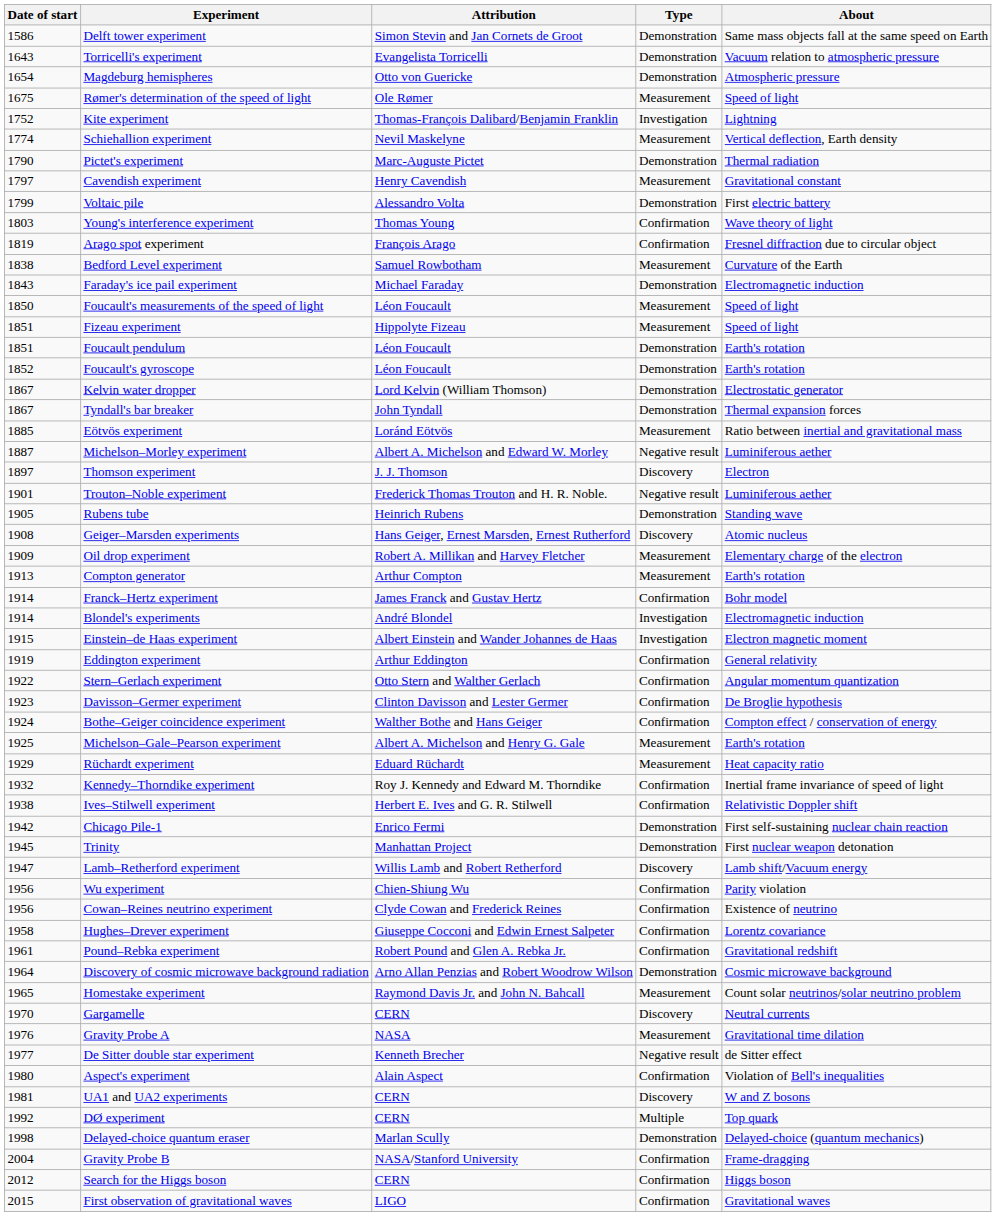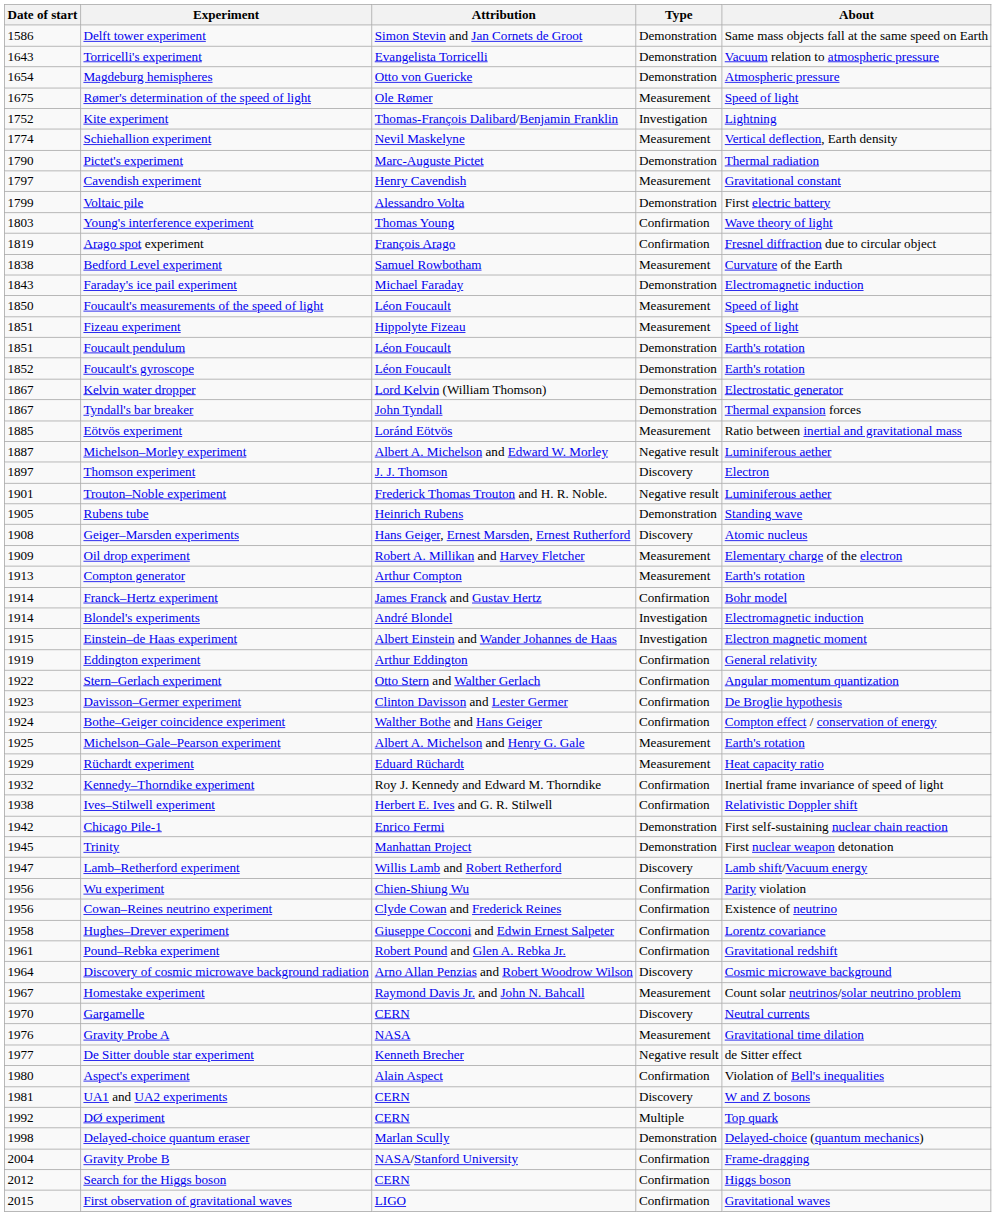(678, 972) Demonstration -> (666, 972) Discovery
(21, 992) 1965 -> (21, 992) 1967
